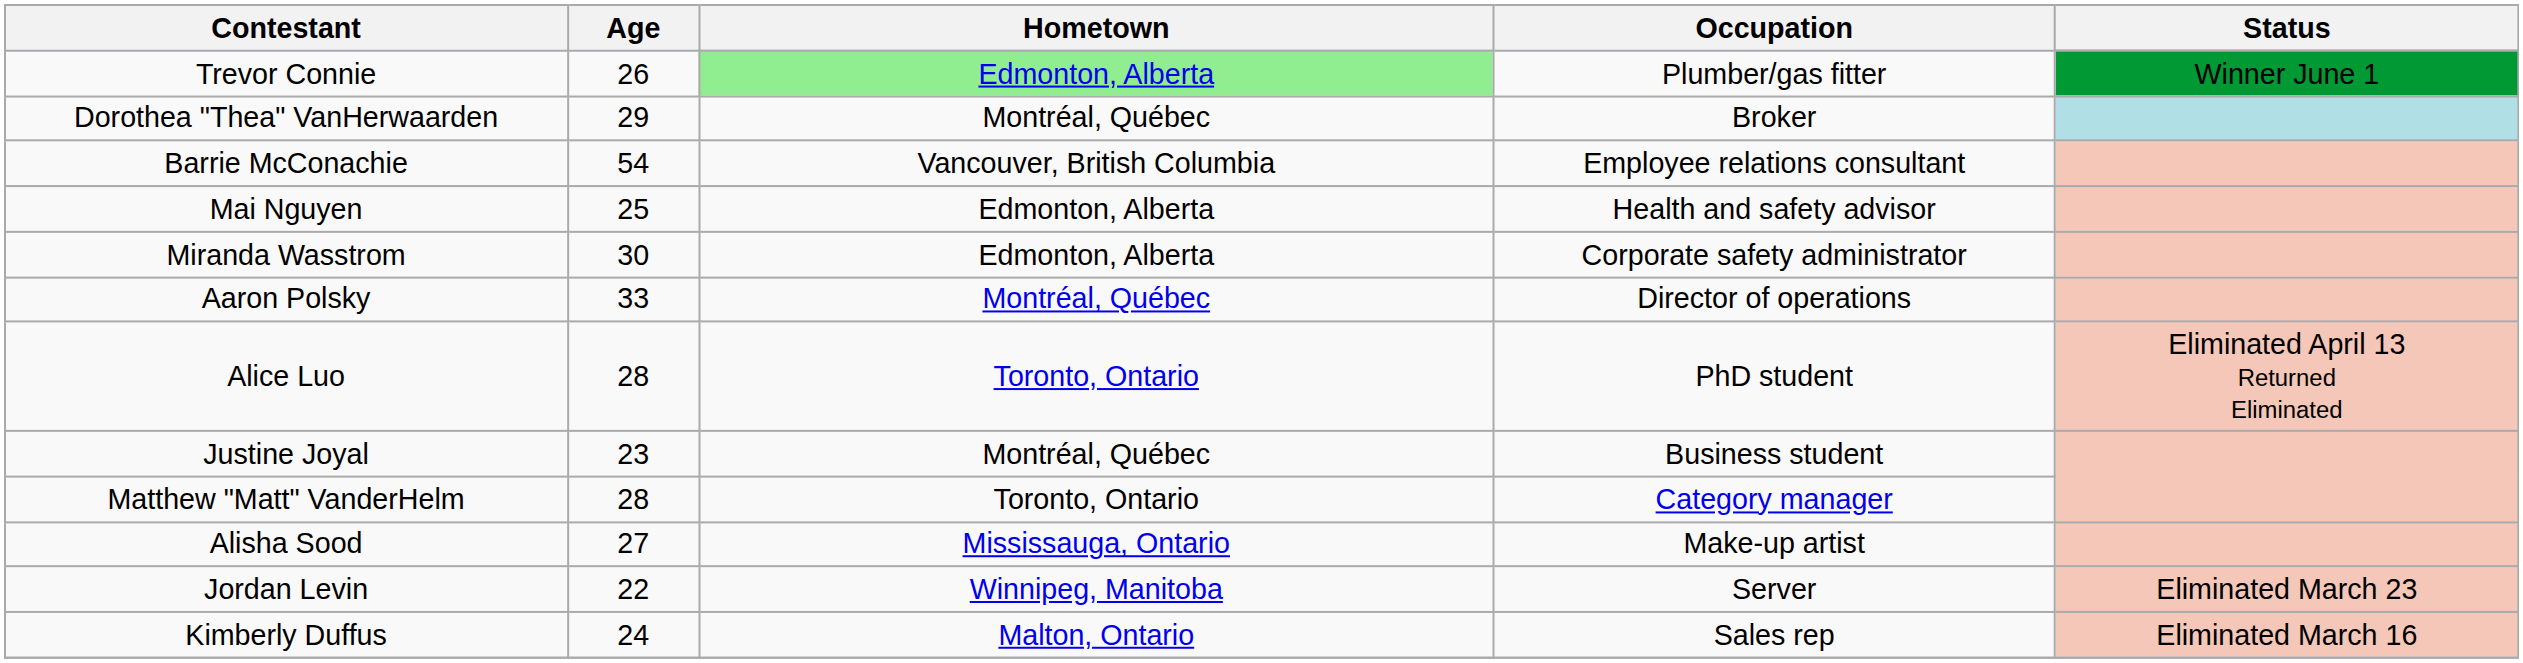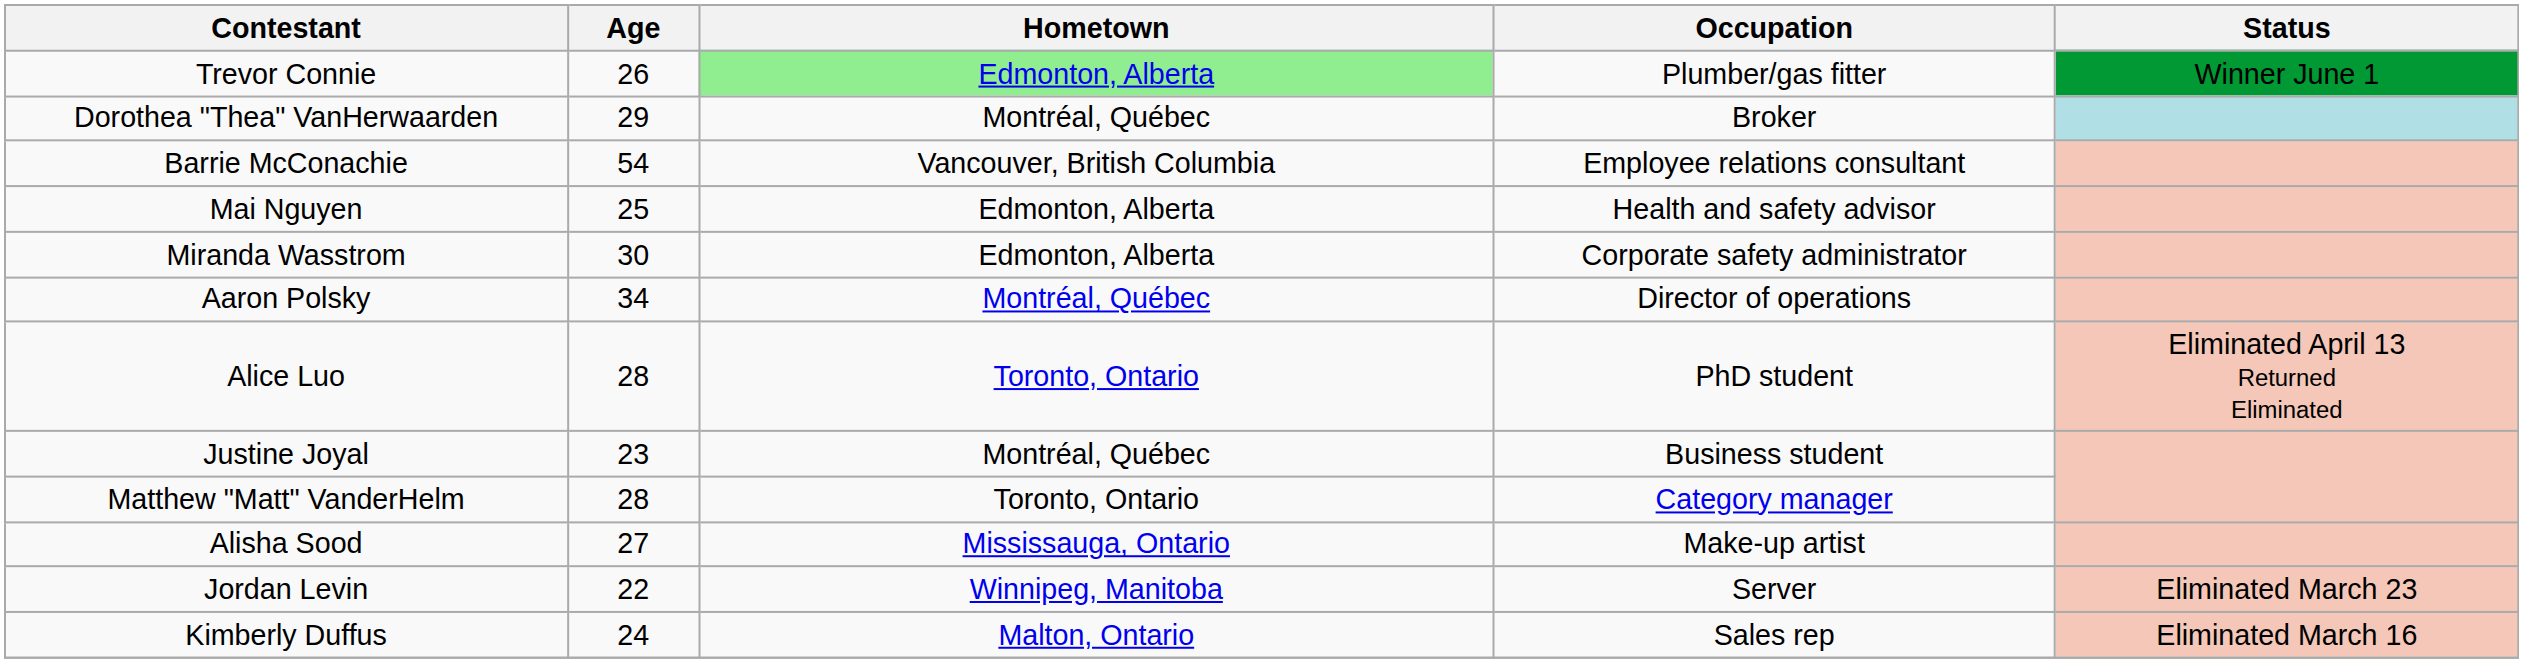(633, 300) 33 -> (633, 300) 34
